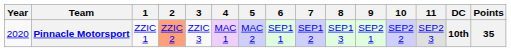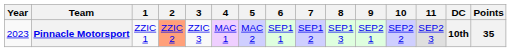(18, 33) 2020 -> (18, 33) 2023
